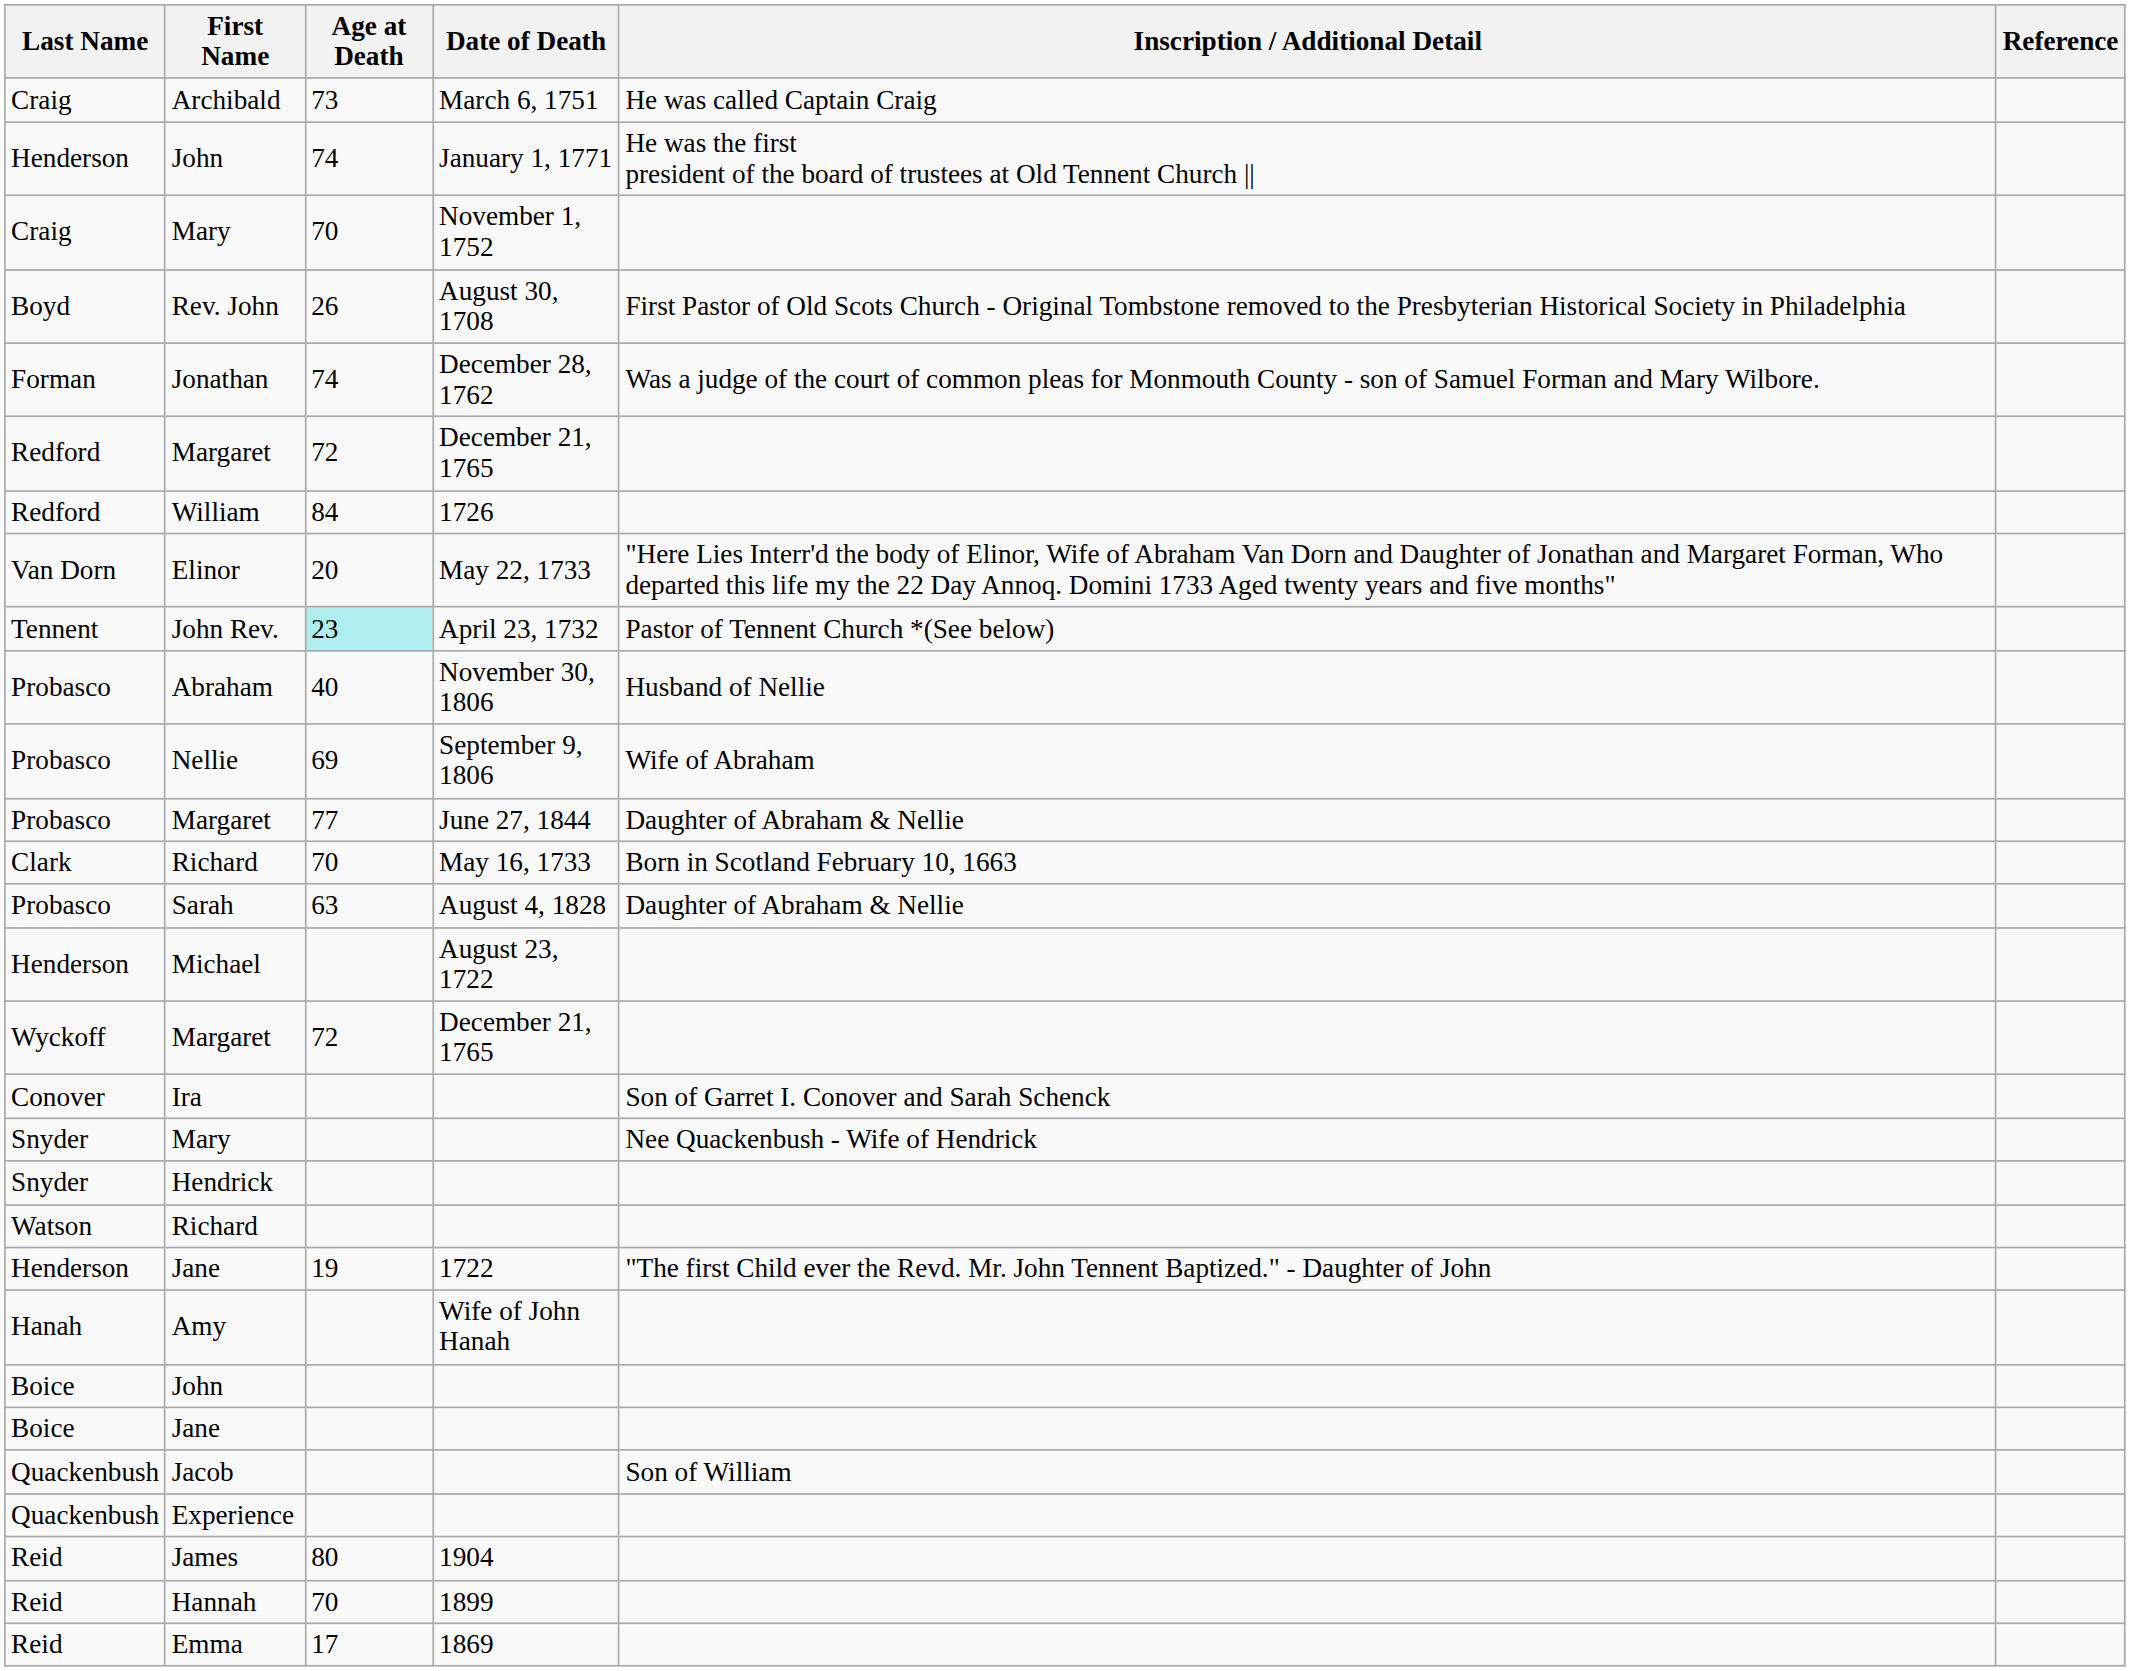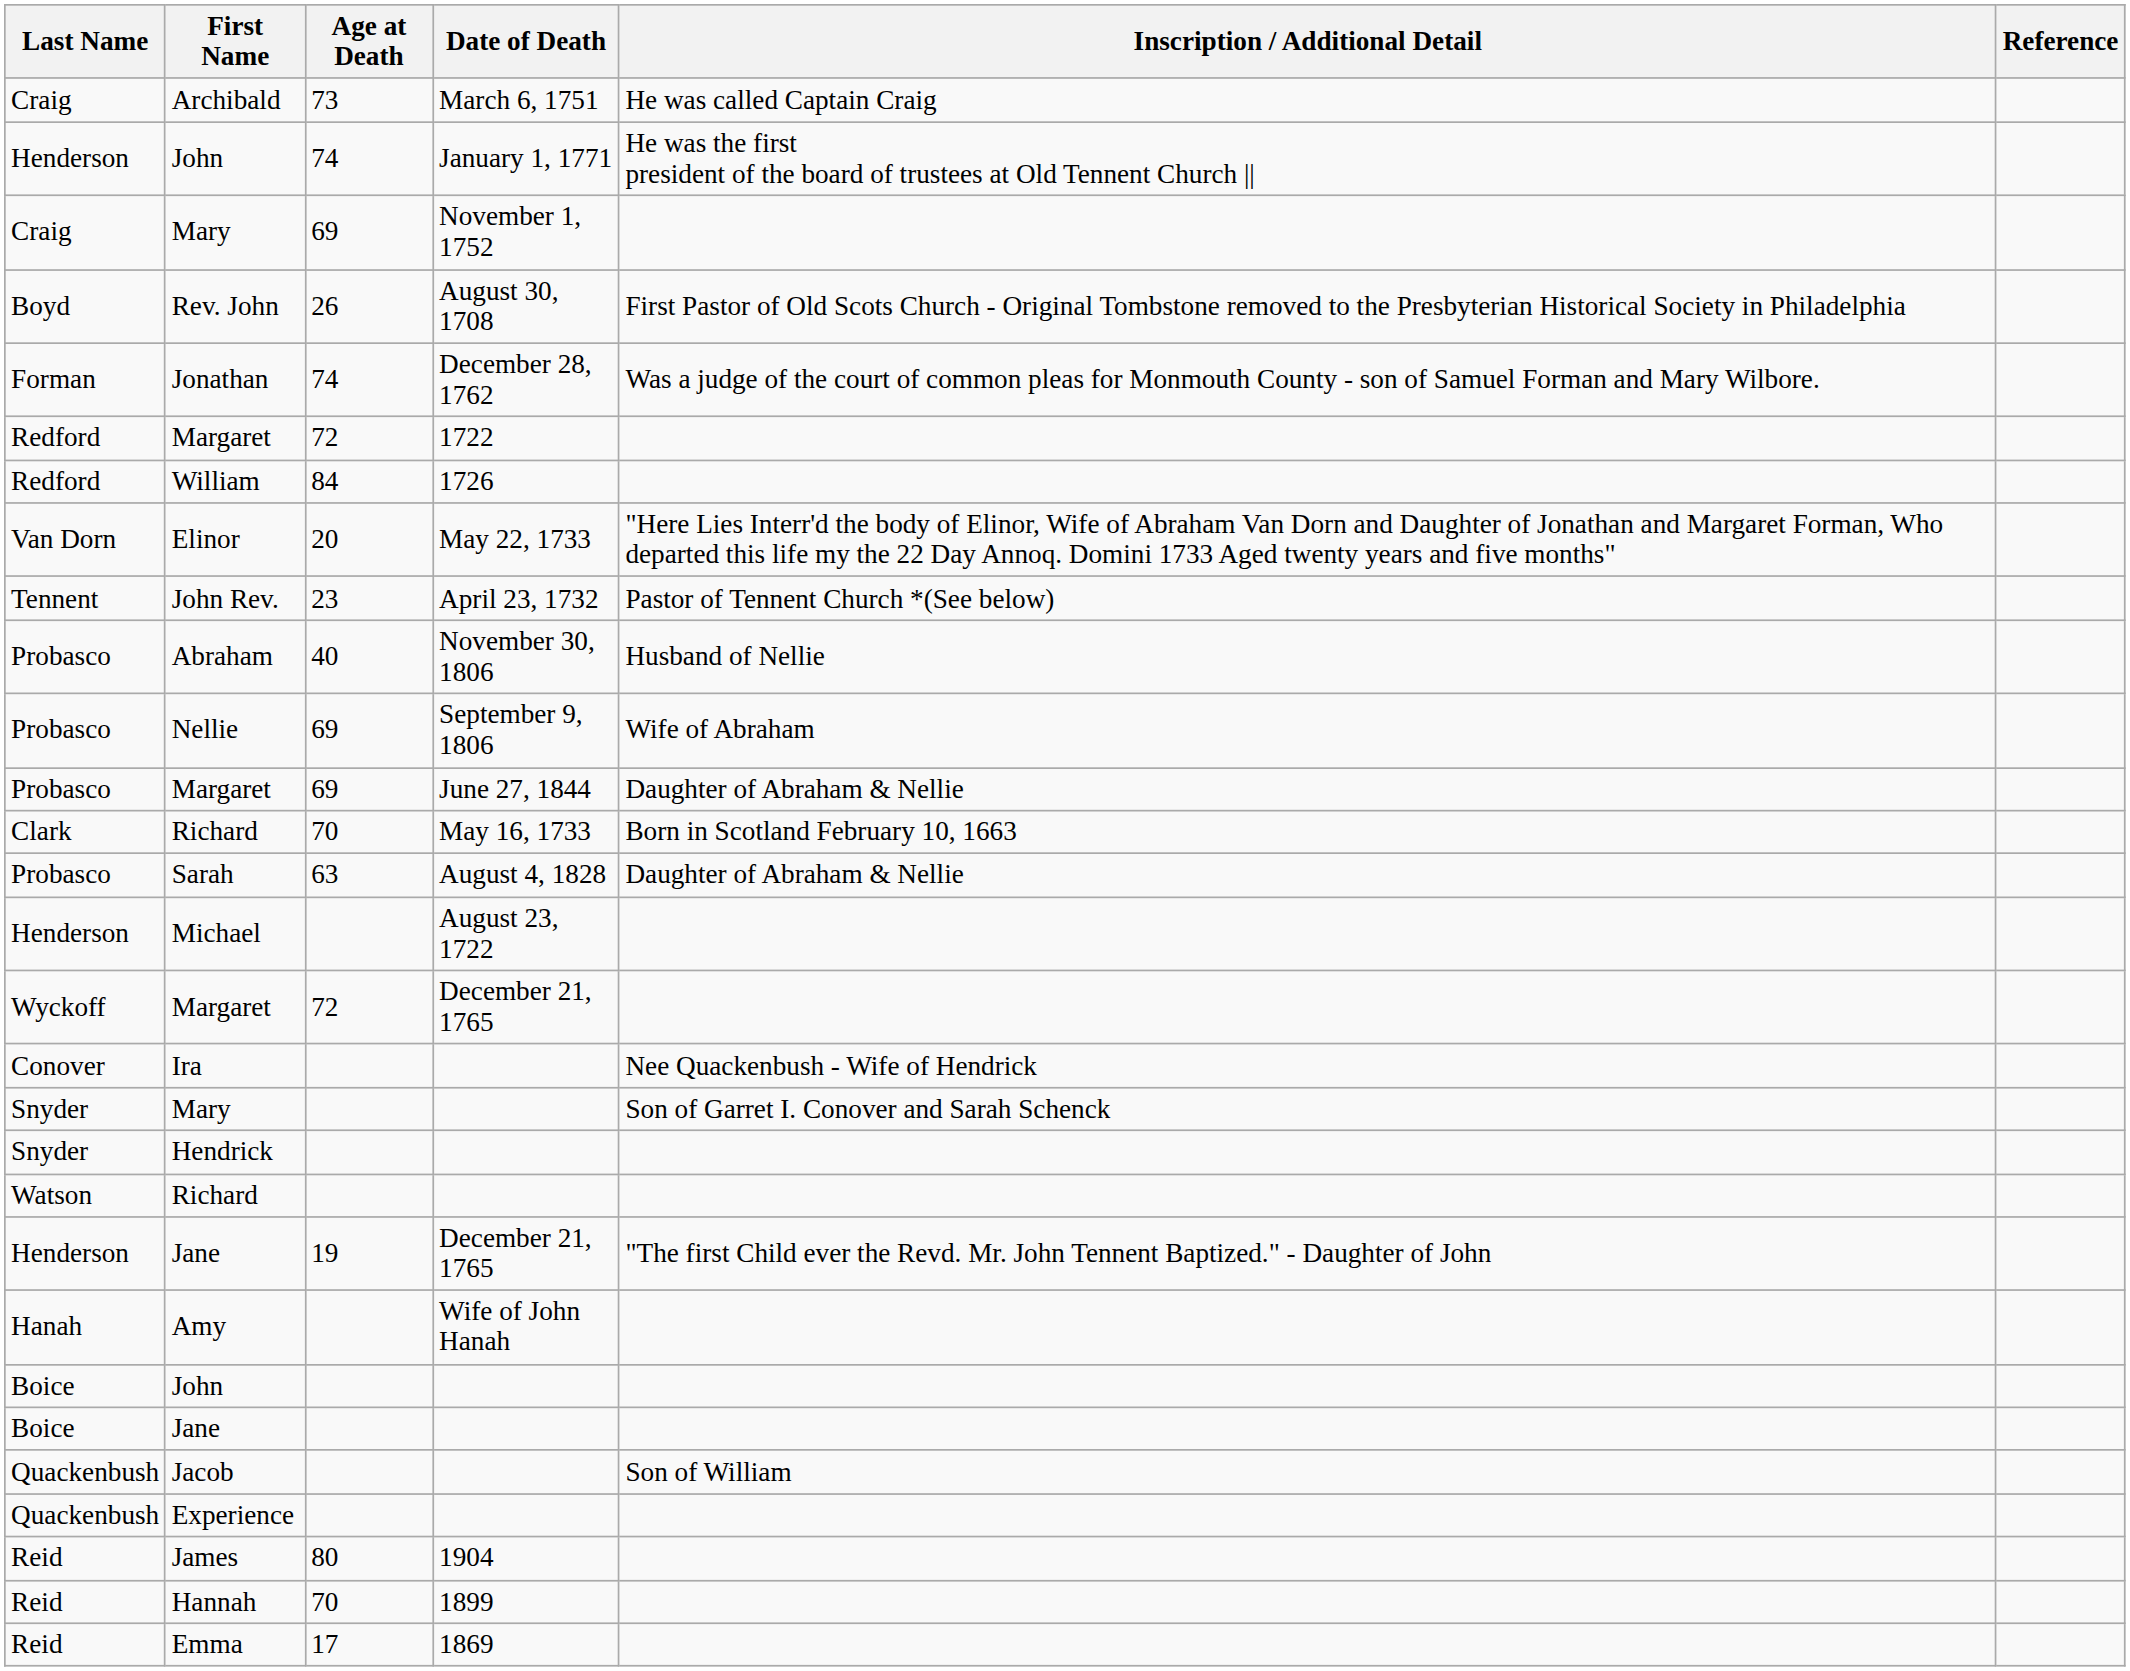(325, 231) 70 -> (325, 231) 69
(515, 453) December 21, 1765 -> (466, 437) 1722
(325, 628) paleturquoise background -> (325, 597) no background
(325, 819) 77 -> (325, 788) 69
(868, 1096) Son of Garret I. Conover and Sarah Schenck -> (831, 1065) Nee Quackenbush - Wife of Hendrick
(831, 1139) Nee Quackenbush - Wife of Hendrick -> (868, 1108) Son of Garret I. Conover and Sarah Schenck
(466, 1268) 1722 -> (515, 1253) December 21, 1765
